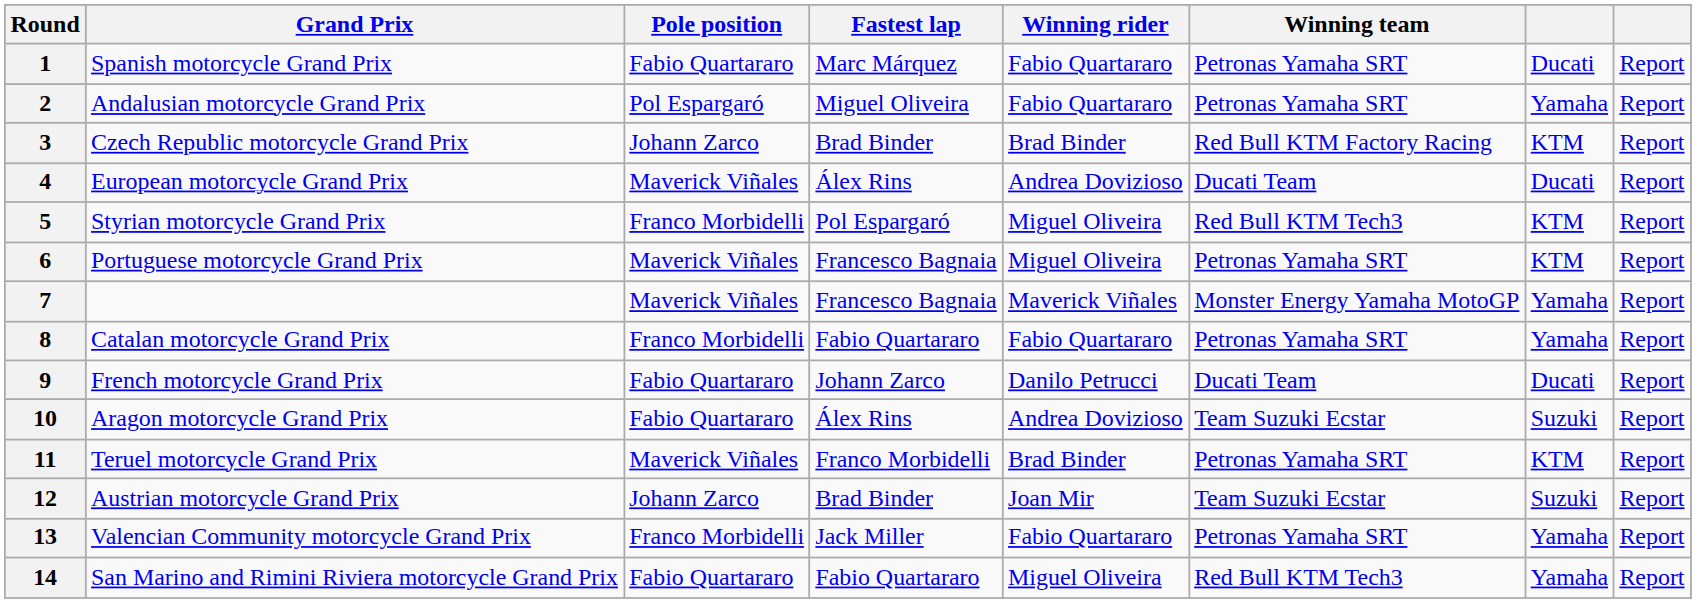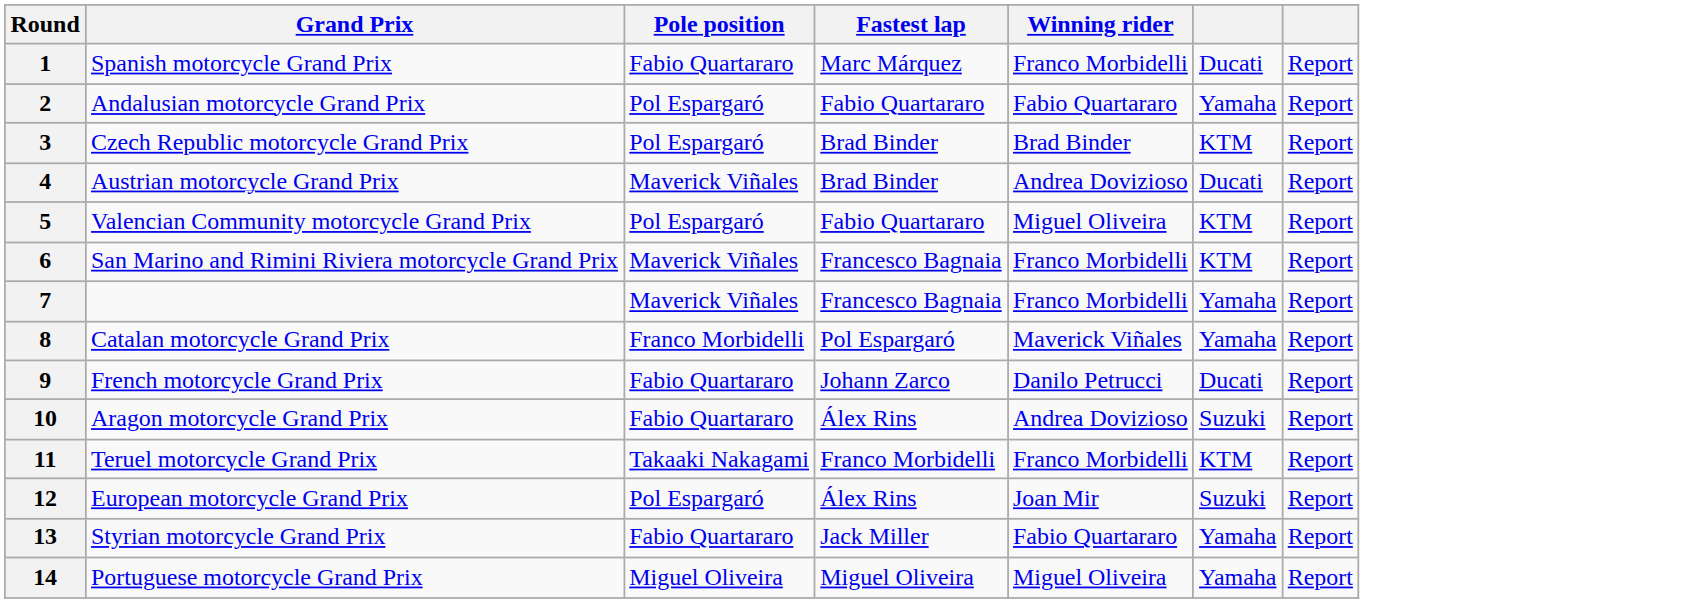- column: (1357, 23)
(1090, 63) Fabio Quartararo -> (1100, 63) Franco Morbidelli
(892, 102) Miguel Oliveira -> (902, 102) Fabio Quartararo
(694, 142) Johann Zarco -> (697, 142) Pol Espargaró
(249, 181) European motorcycle Grand Prix -> (245, 181) Austrian motorcycle Grand Prix
(864, 181) Álex Rins -> (879, 181) Brad Binder
(238, 221) Styrian motorcycle Grand Prix -> (311, 221) Valencian Community motorcycle Grand Prix
(717, 221) Franco Morbidelli -> (697, 221) Pol Espargaró
(883, 221) Pol Espargaró -> (902, 221) Fabio Quartararo
(257, 260) Portuguese motorcycle Grand Prix -> (355, 260) San Marino and Rimini Riviera motorcycle Grand Prix
(1085, 260) Miguel Oliveira -> (1100, 260) Franco Morbidelli
(1093, 300) Maverick Viñales -> (1100, 300) Franco Morbidelli
(897, 339) Fabio Quartararo -> (888, 339) Pol Espargaró
(1090, 339) Fabio Quartararo -> (1097, 339) Maverick Viñales
(714, 458) Maverick Viñales -> (719, 458) Takaaki Nakagami
(1067, 458) Brad Binder -> (1100, 458) Franco Morbidelli
(245, 497) Austrian motorcycle Grand Prix -> (249, 497) European motorcycle Grand Prix
(694, 497) Johann Zarco -> (697, 497) Pol Espargaró
(874, 497) Brad Binder -> (869, 497) Álex Rins
(311, 537) Valencian Community motorcycle Grand Prix -> (238, 537) Styrian motorcycle Grand Prix
(717, 537) Franco Morbidelli -> (711, 537) Fabio Quartararo
(355, 576) San Marino and Rimini Riviera motorcycle Grand Prix -> (257, 576) Portuguese motorcycle Grand Prix
(711, 576) Fabio Quartararo -> (706, 576) Miguel Oliveira
(897, 576) Fabio Quartararo -> (897, 576) Miguel Oliveira
